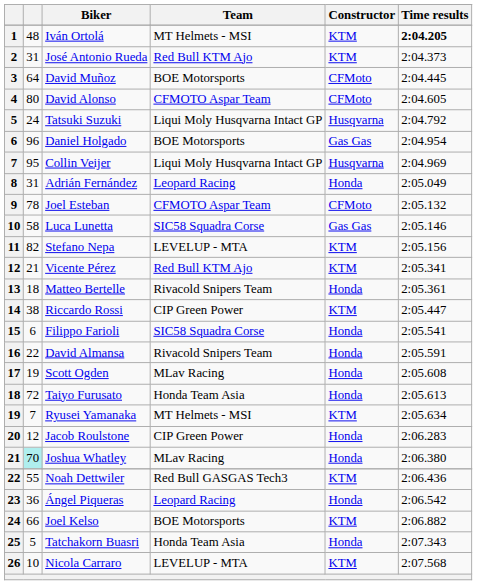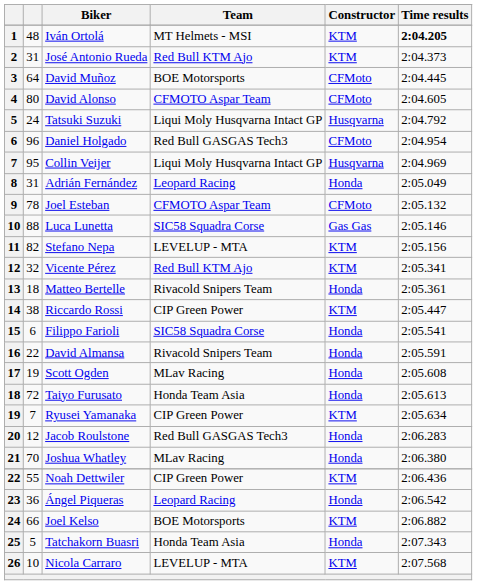(199, 141) BOE Motorsports -> (220, 141) Red Bull GASGAS Tech3
(350, 141) Gas Gas -> (350, 141) CFMoto
(33, 225) 58 -> (33, 225) 88
(33, 267) 21 -> (33, 267) 32
(202, 415) MT Helmets - MSI -> (198, 415) CIP Green Power
(198, 436) CIP Green Power -> (220, 436) Red Bull GASGAS Tech3
(33, 457) paleturquoise background -> (33, 457) no background
(220, 478) Red Bull GASGAS Tech3 -> (198, 478) CIP Green Power
